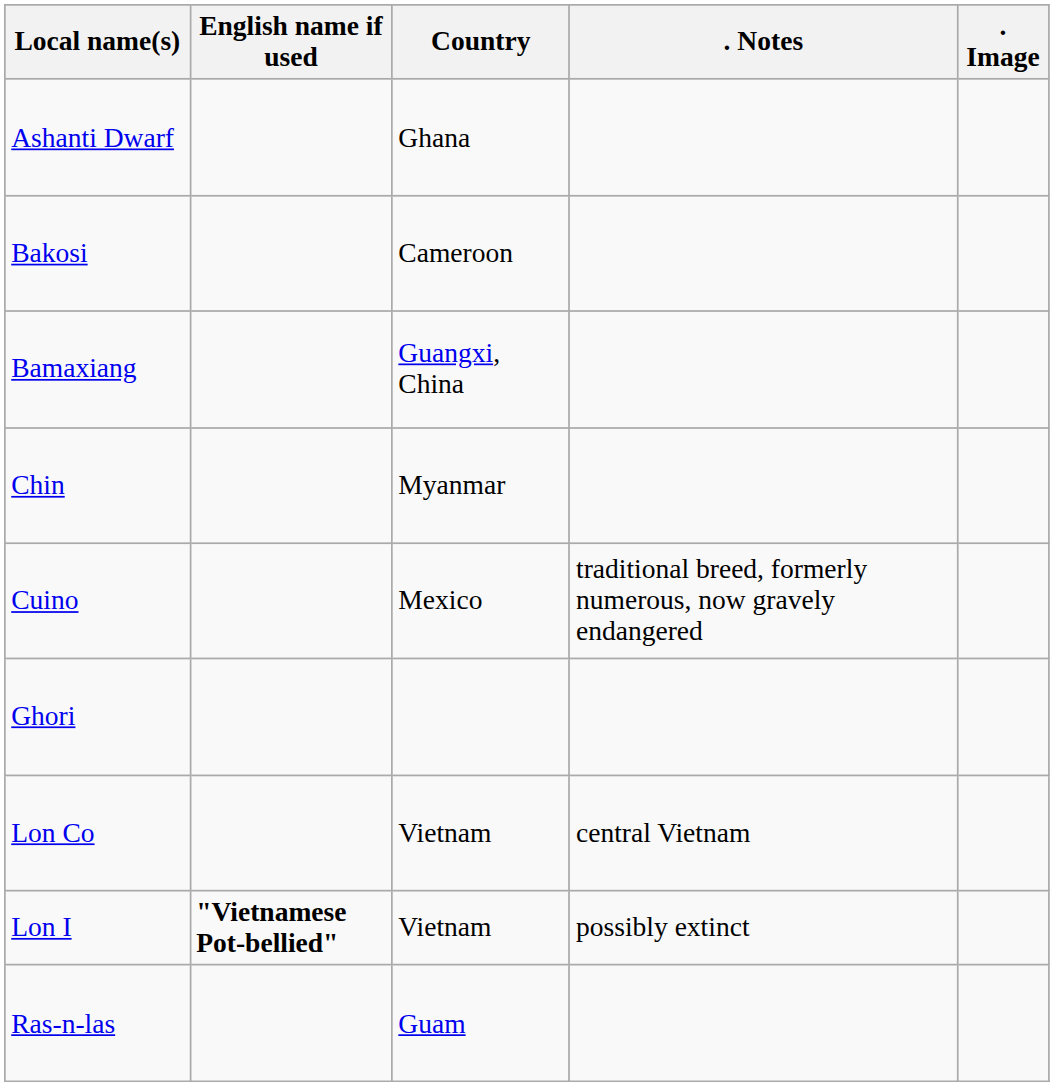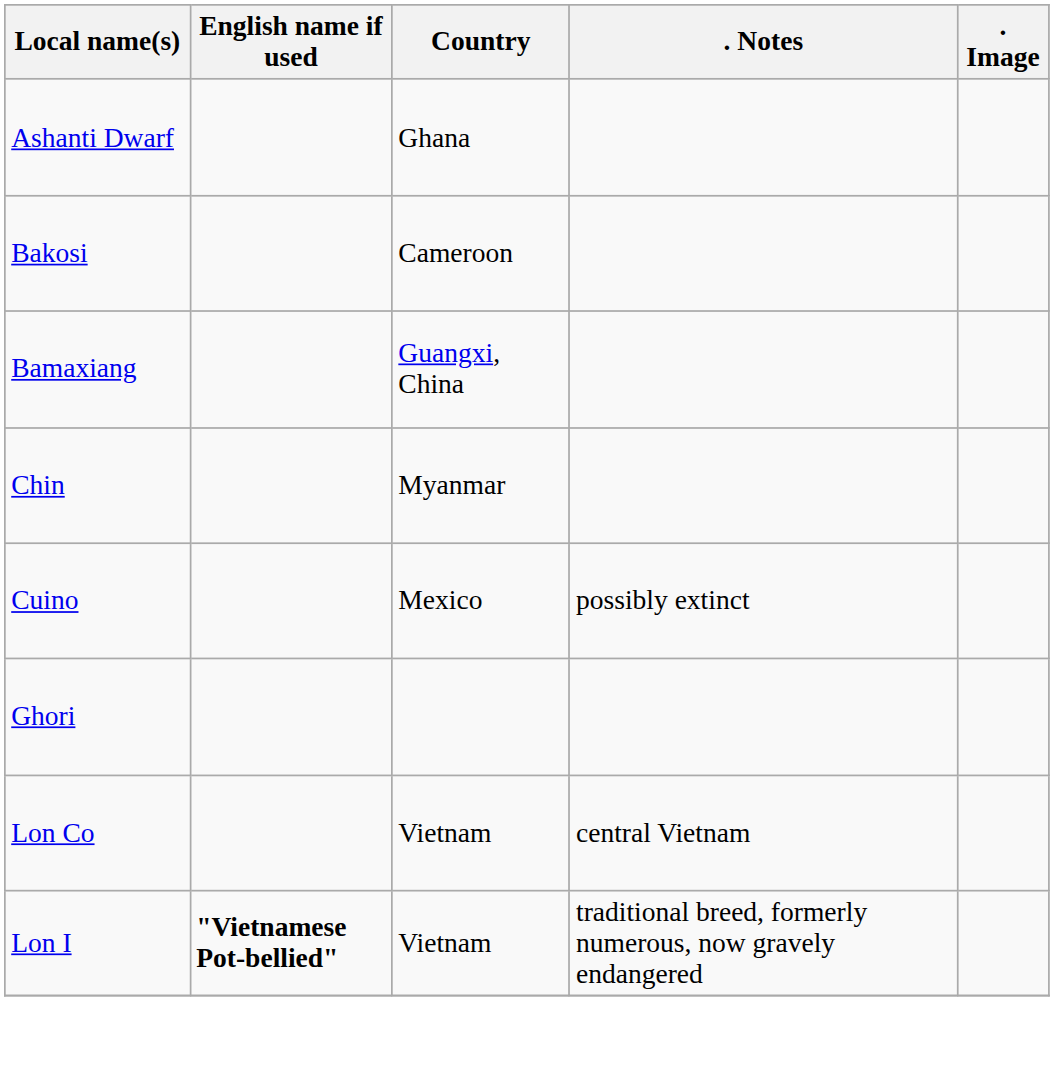(722, 600) traditional breed, formerly numerous, now gravely endangered -> (663, 600) possibly extinct
(663, 927) possibly extinct -> (722, 943) traditional breed, formerly numerous, now gravely endangered
- row: (63, 1022)
